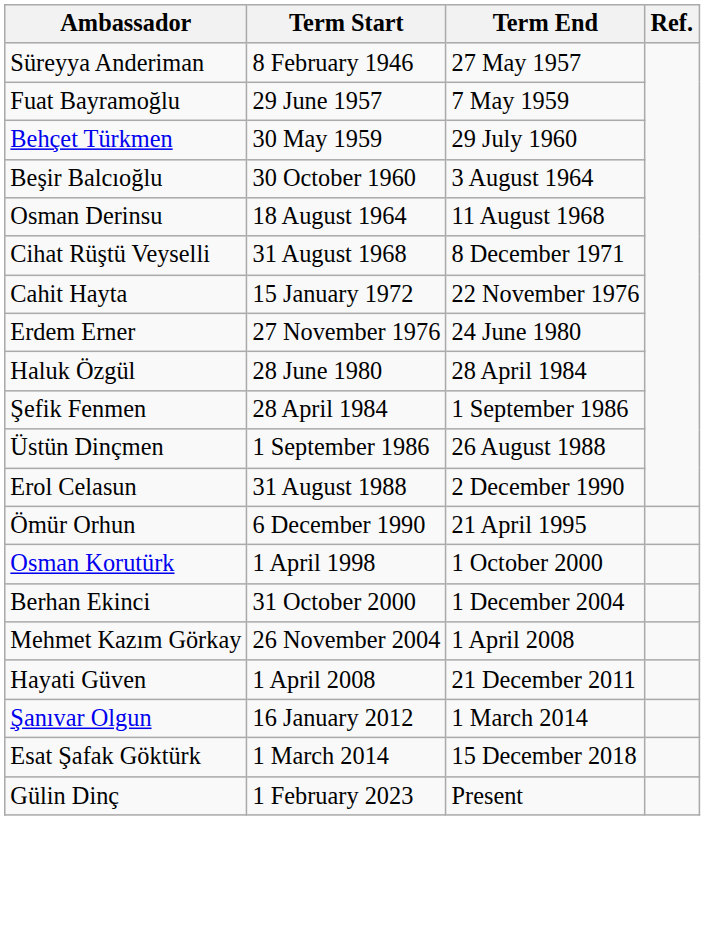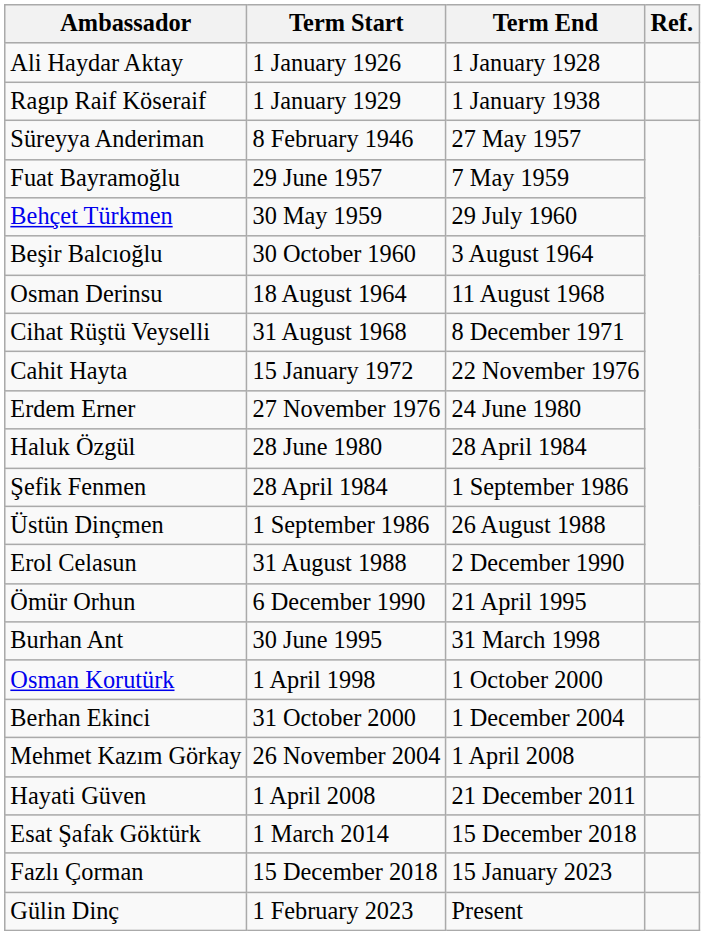+ row: (97, 62)
+ row: (108, 100)
+ row: (67, 640)
- row: (81, 718)
+ row: (77, 872)
